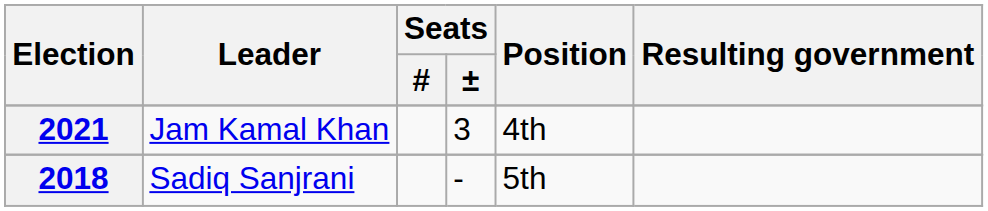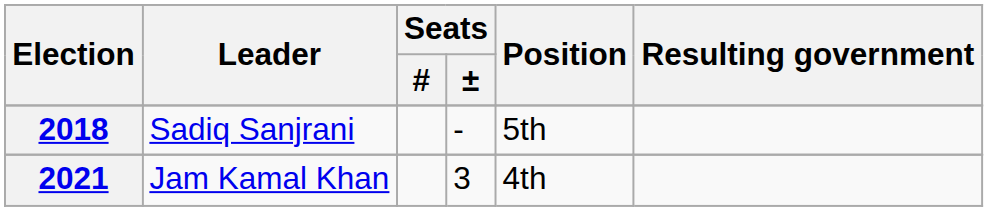rows swapped: (74, 179) <-> (74, 129)
